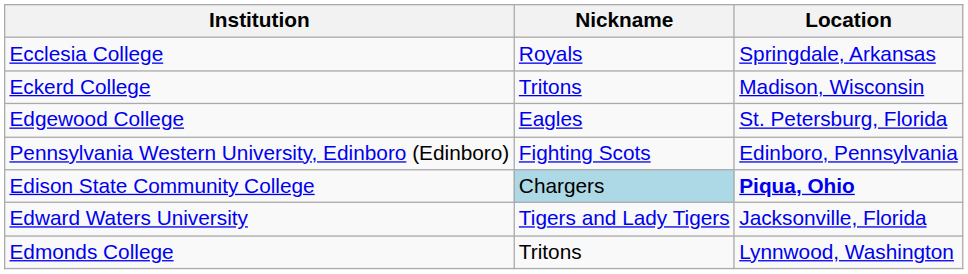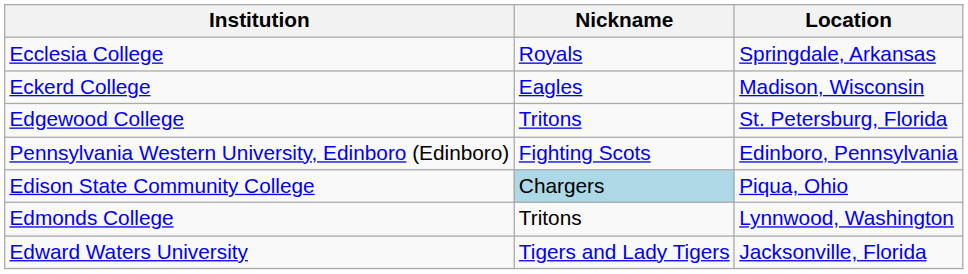(550, 86) Tritons -> (551, 86) Eagles
(551, 119) Eagles -> (550, 119) Tritons
(797, 185) bold -> (794, 185) normal
rows swapped: (92, 251) <-> (129, 218)
